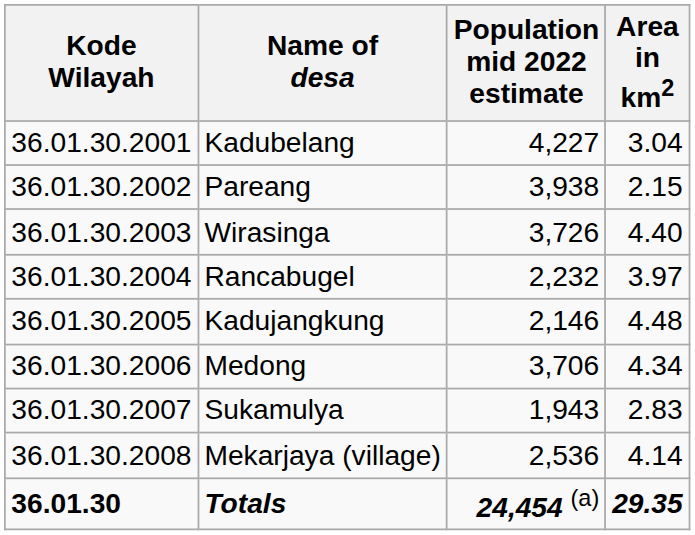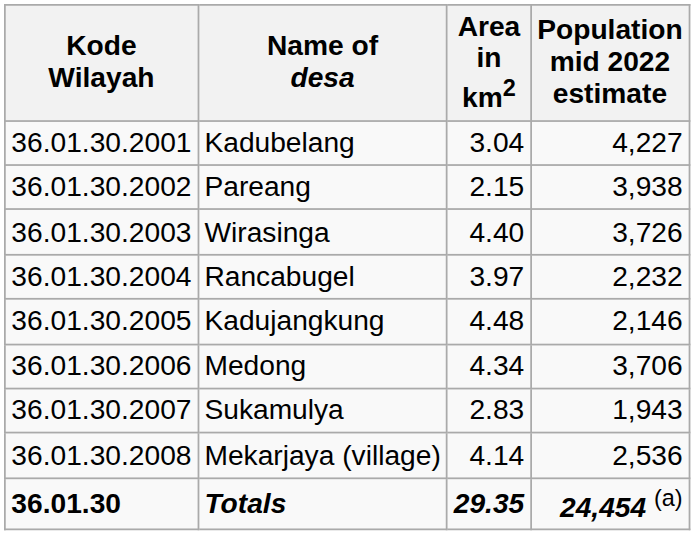columns swapped: (647, 62) <-> (526, 62)
